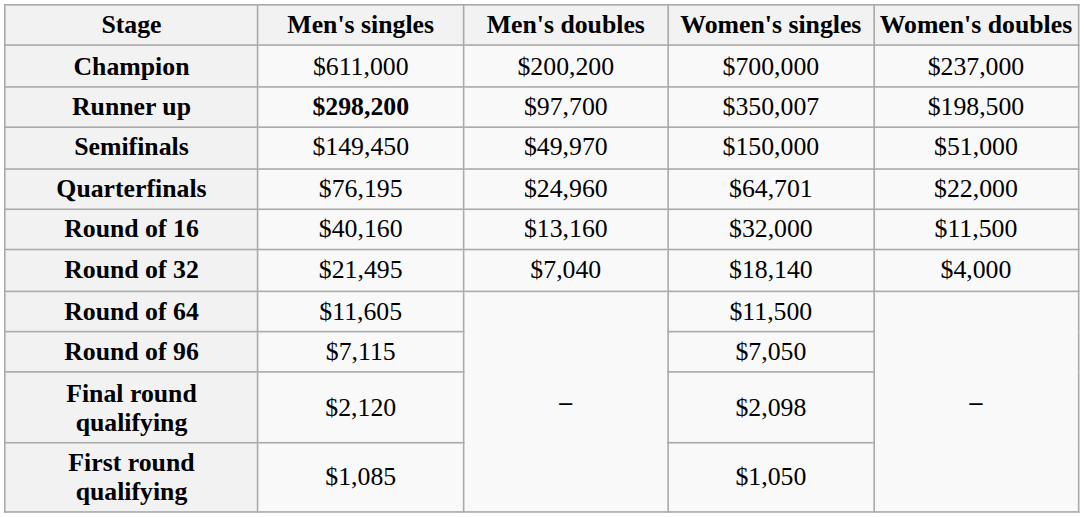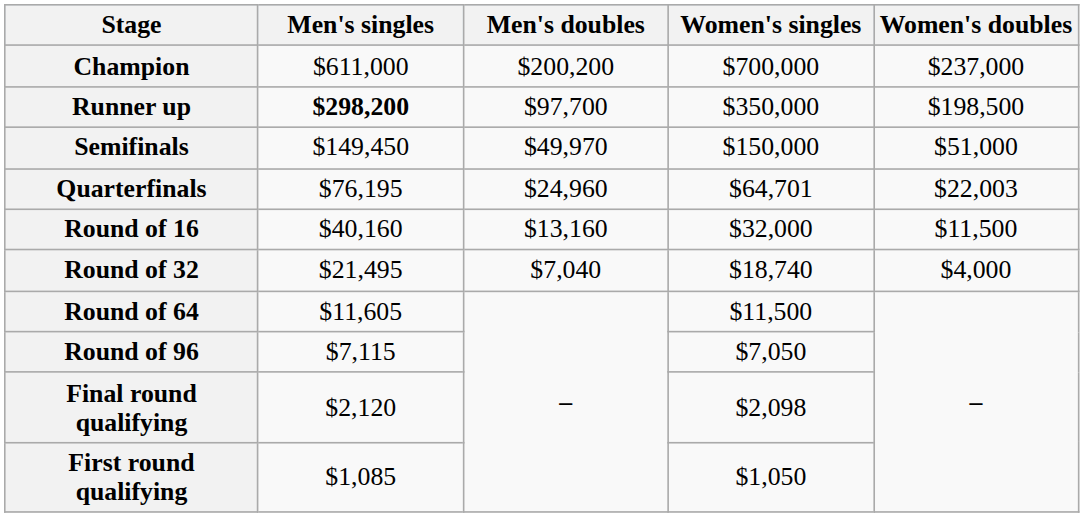(771, 106) $350,007 -> (771, 106) $350,000
(976, 188) $22,000 -> (976, 188) $22,003
(771, 270) $18,140 -> (771, 270) $18,740
